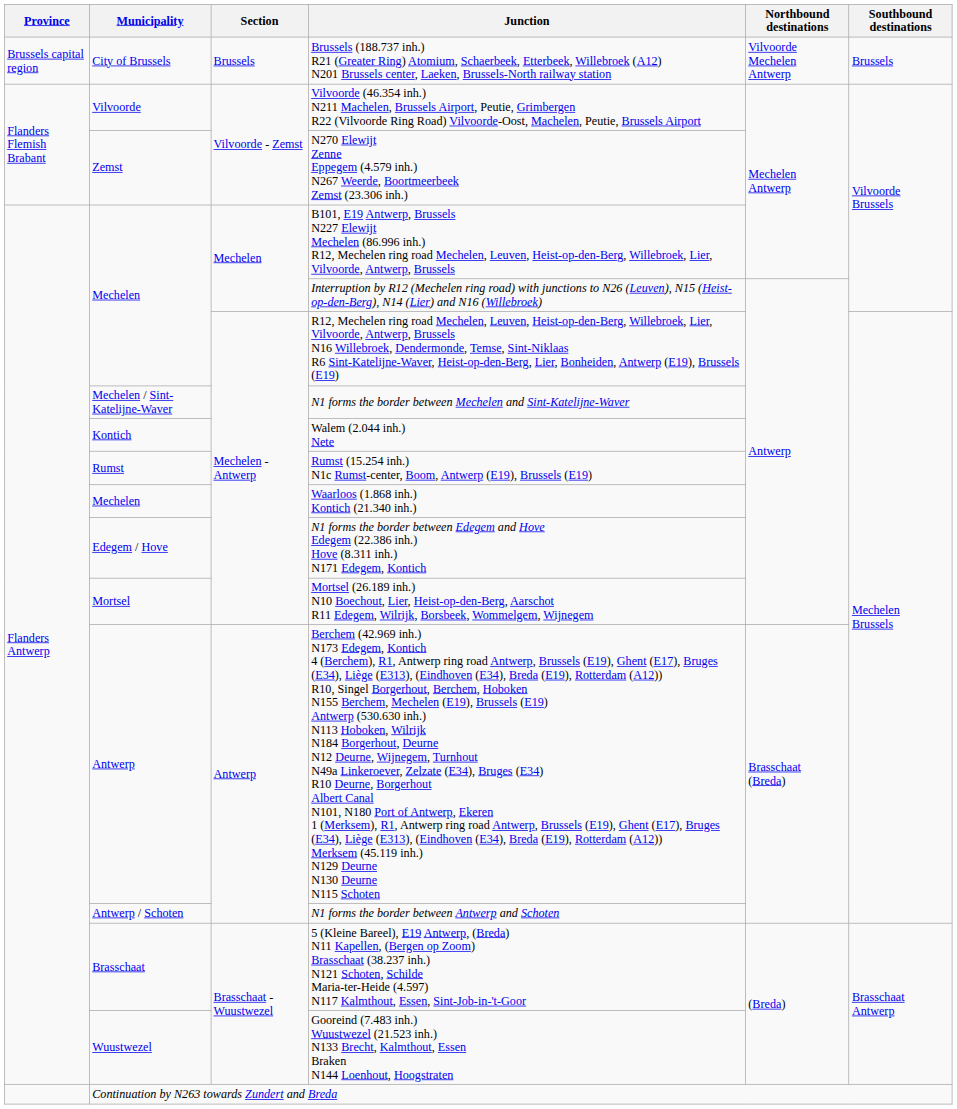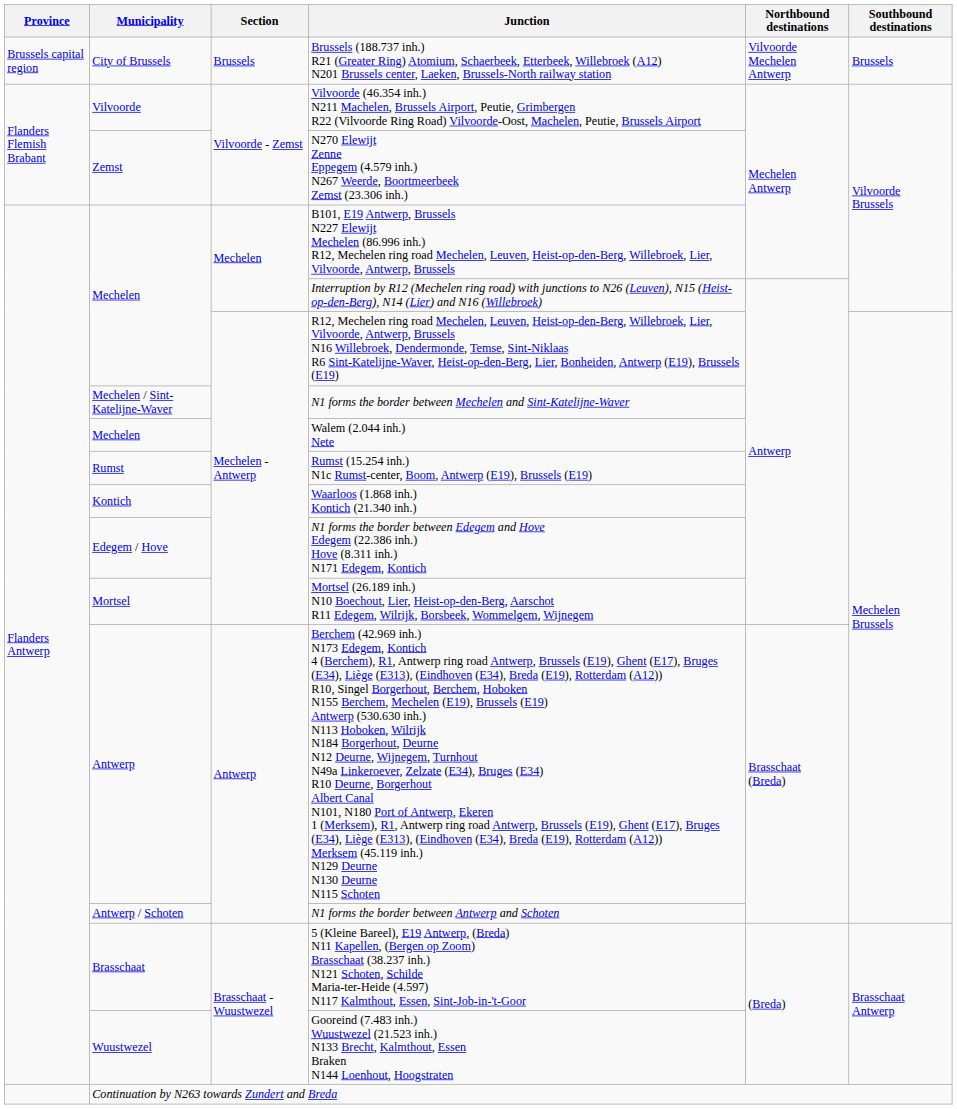(112, 435) Kontich -> (116, 435) Mechelen
(116, 501) Mechelen -> (112, 501) Kontich
